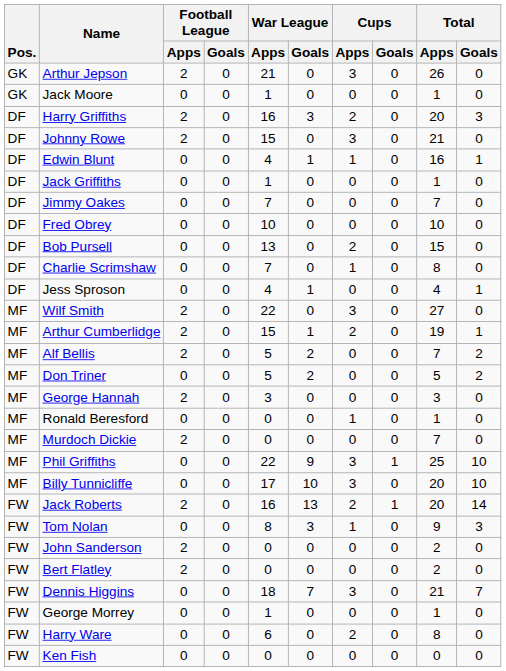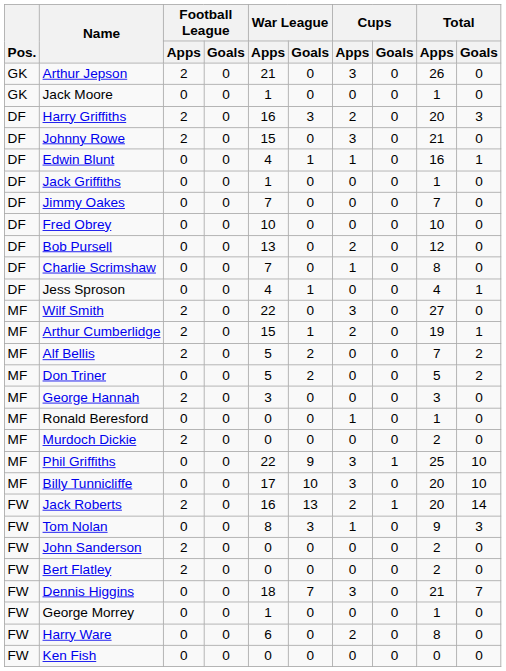(437, 246) 15 -> (437, 246) 12
(437, 440) 7 -> (437, 440) 2
